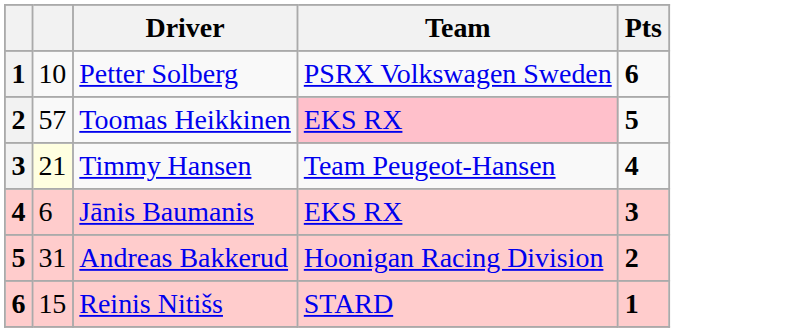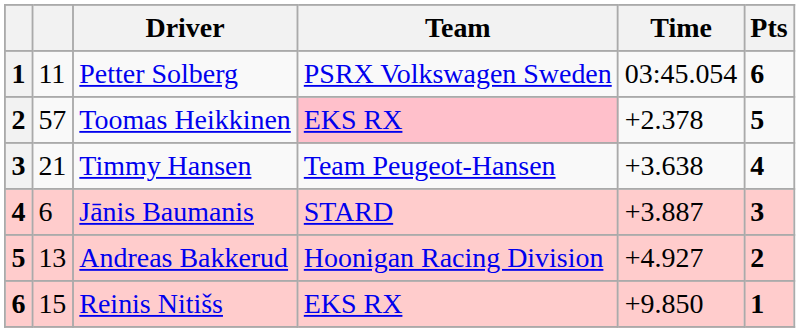+ column: (681, 27)
(52, 73) 10 -> (52, 73) 11
(52, 166) lightyellow background -> (52, 166) no background
(353, 212) EKS RX -> (348, 212) STARD
(52, 258) 31 -> (52, 258) 13
(348, 304) STARD -> (353, 304) EKS RX
